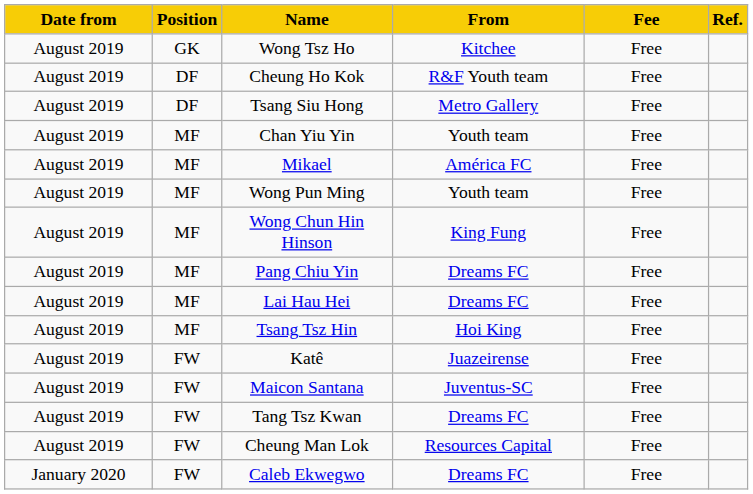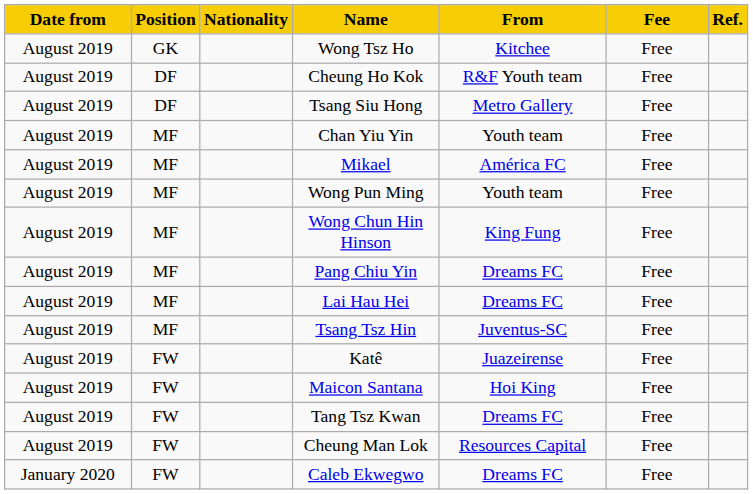+ column: (246, 19)
(488, 329) Hoi King -> (523, 329) Juventus-SC
(488, 387) Juventus-SC -> (523, 387) Hoi King
